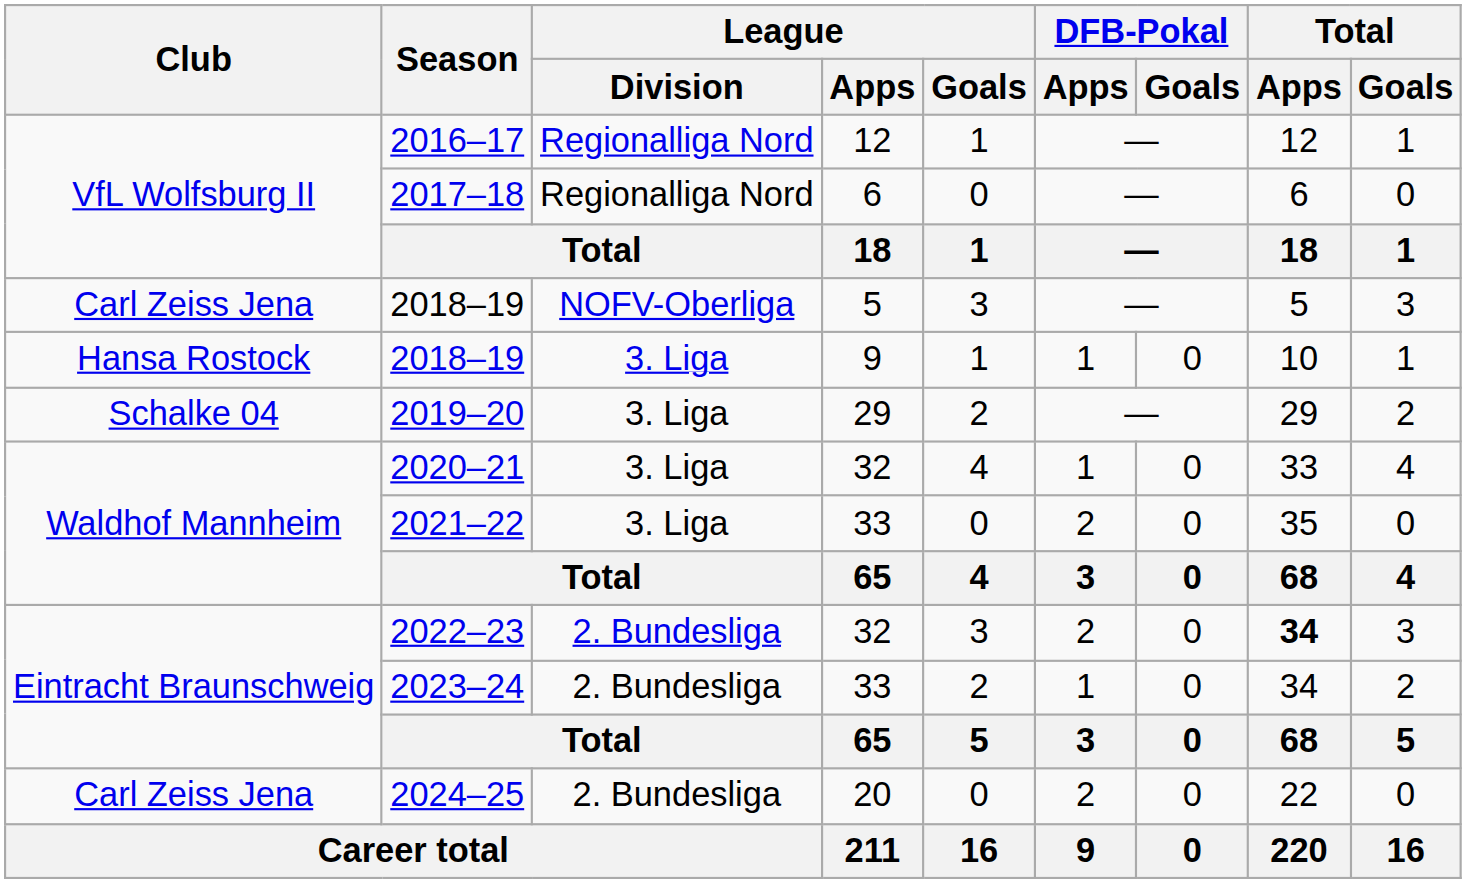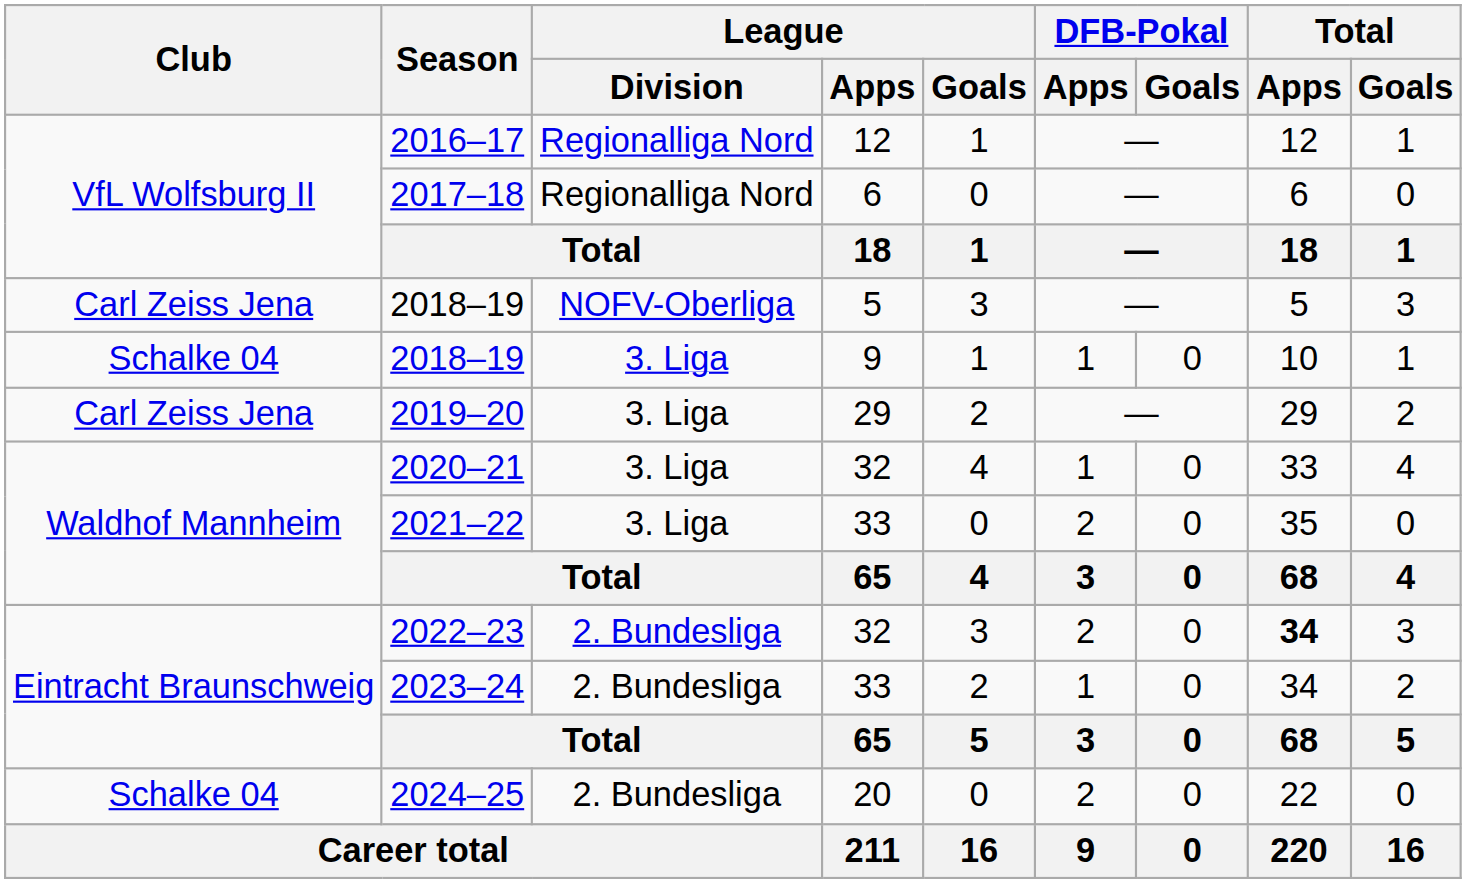(194, 359) Hansa Rostock -> (194, 359) Schalke 04
(194, 413) Schalke 04 -> (194, 413) Carl Zeiss Jena
(194, 795) Carl Zeiss Jena -> (194, 795) Schalke 04
